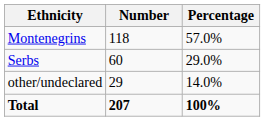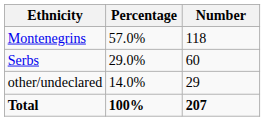columns swapped: (144, 15) <-> (221, 15)
